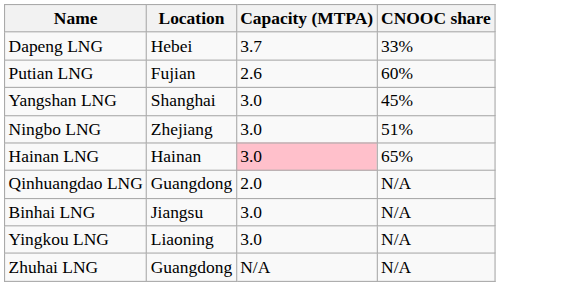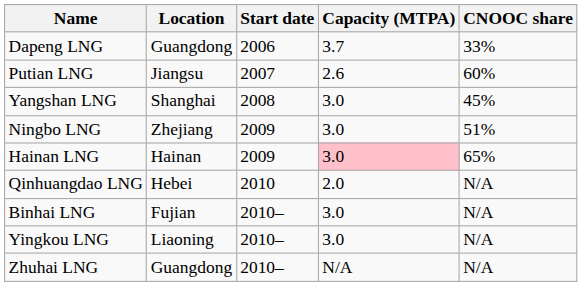+ column: (277, 18)
(172, 45) Hebei -> (191, 45) Guangdong
(173, 73) Fujian -> (177, 73) Jiangsu
(191, 184) Guangdong -> (172, 184) Hebei
(177, 211) Jiangsu -> (173, 211) Fujian
